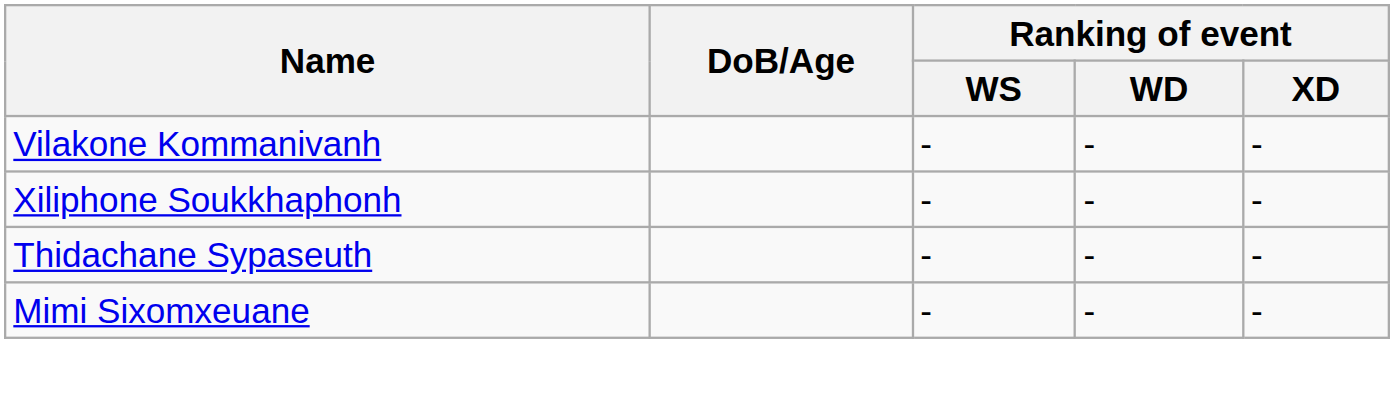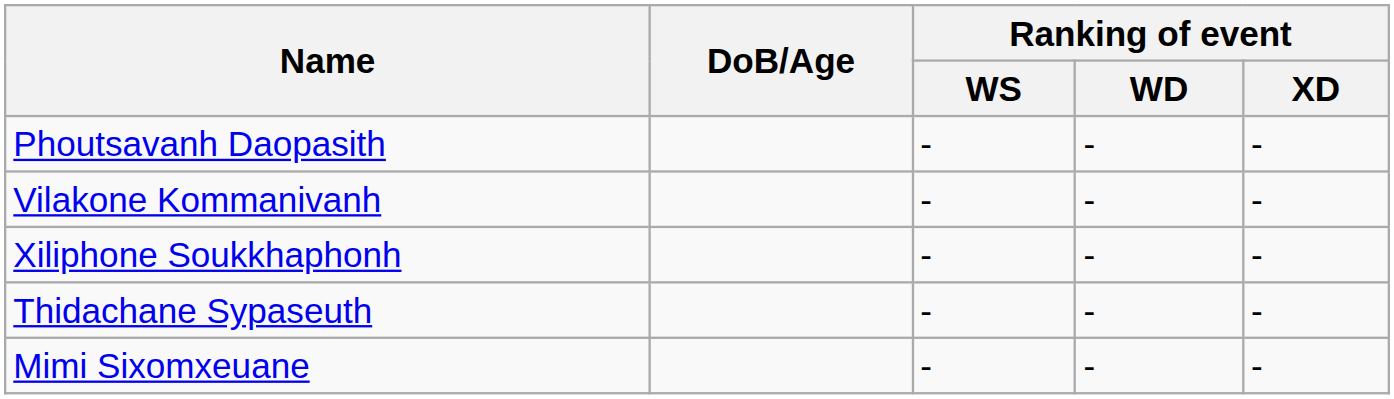+ row: (200, 144)
